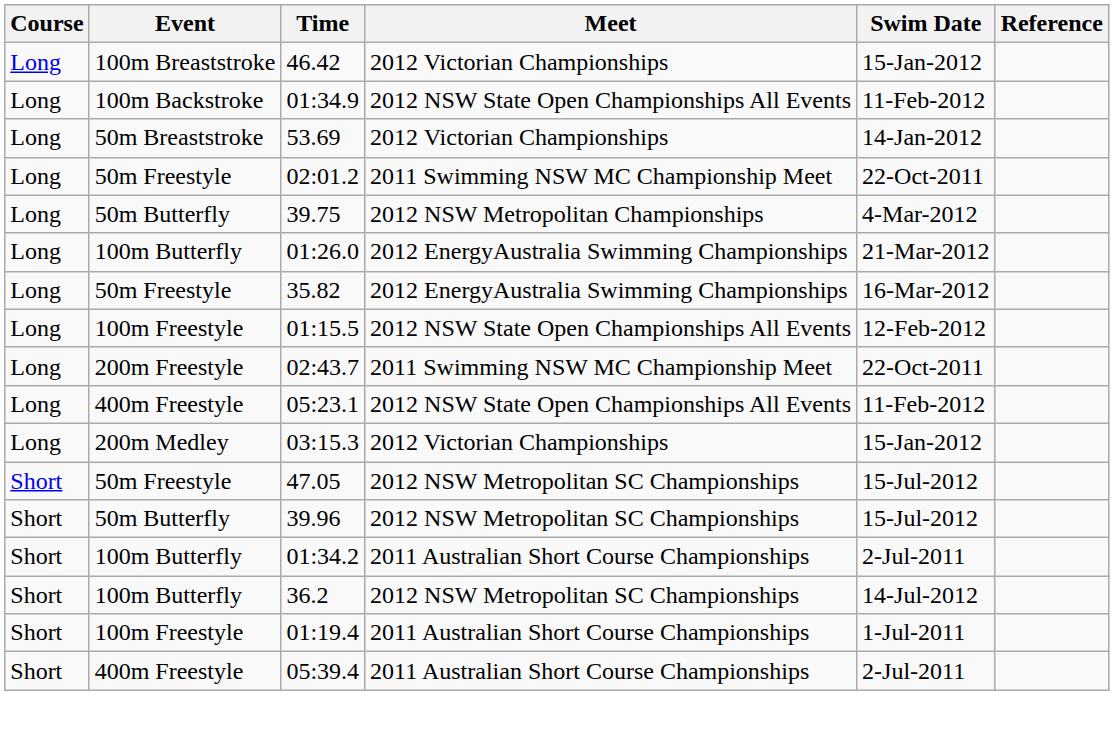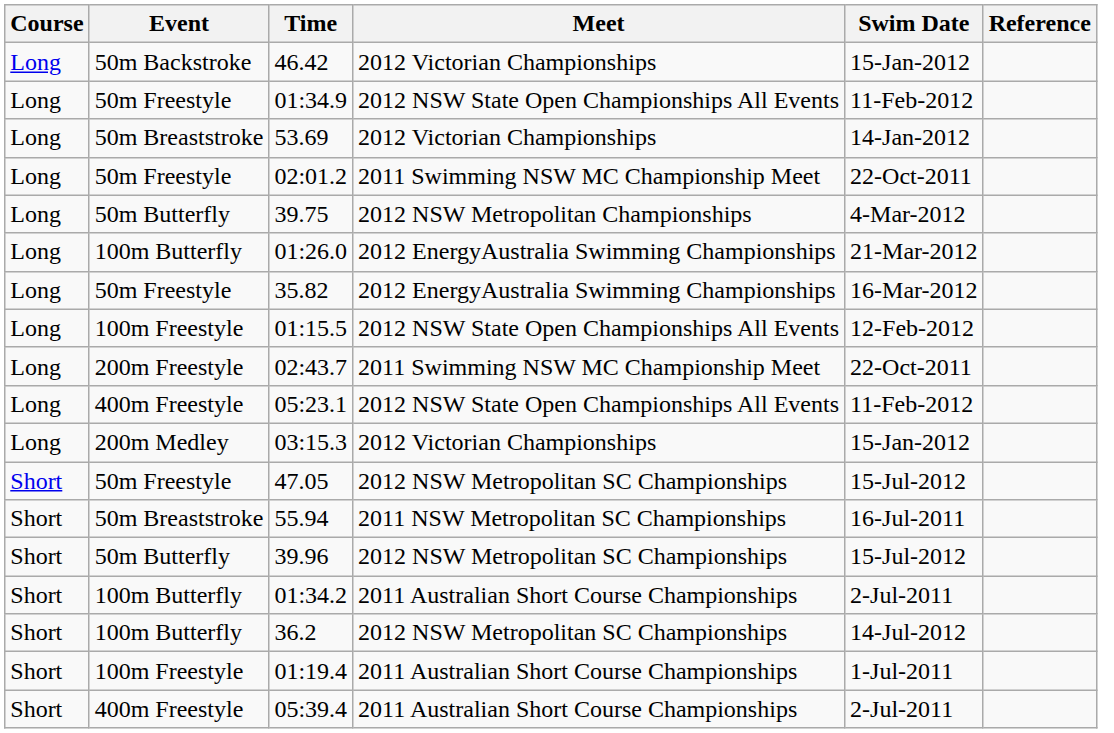(185, 61) 100m Breaststroke -> (173, 61) 50m Backstroke
(179, 99) 100m Backstroke -> (163, 99) 50m Freestyle
+ row: (301, 518)
